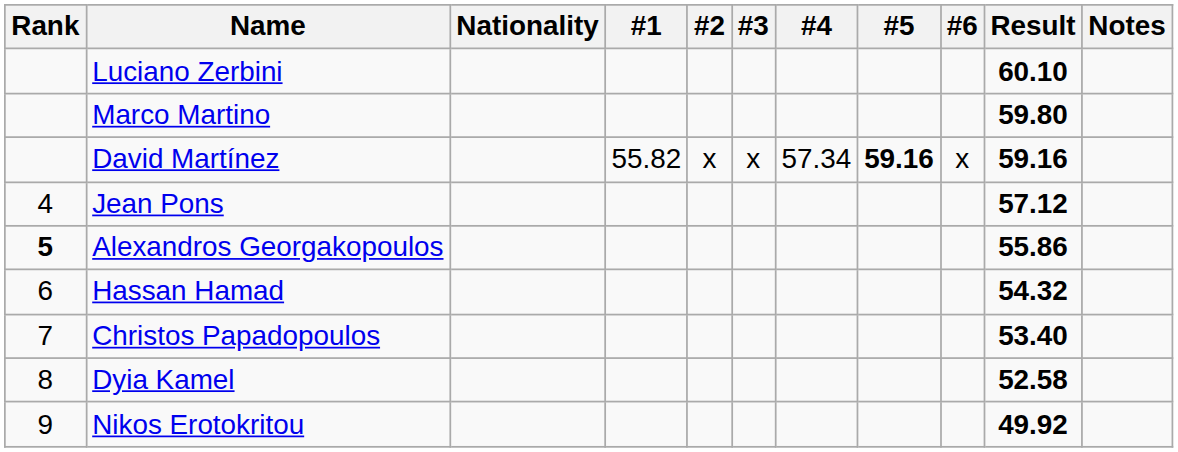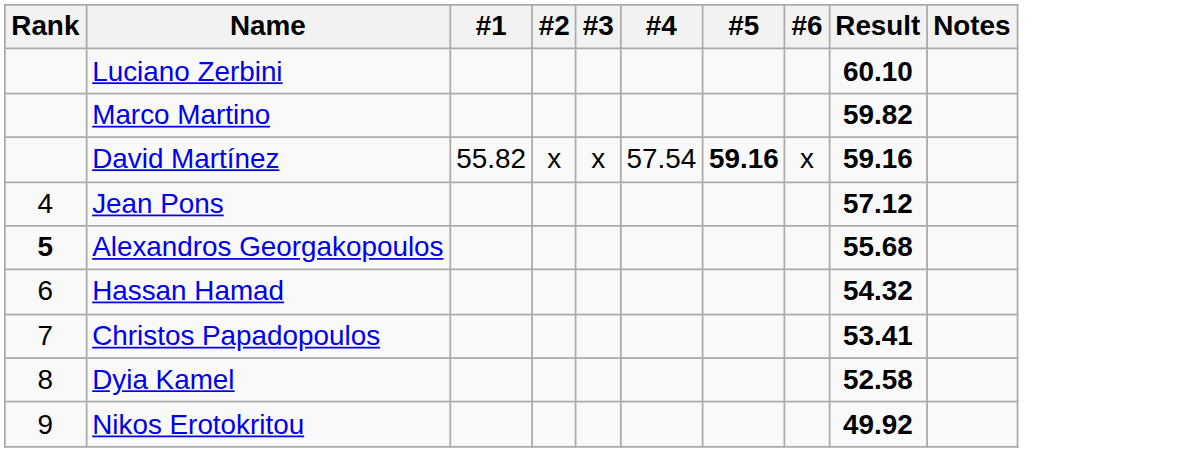- column: (528, 26)
(1033, 114) 59.80 -> (878, 114) 59.82
(816, 159) 57.34 -> (661, 159) 57.54
(1033, 247) 55.86 -> (878, 247) 55.68
(1033, 335) 53.40 -> (878, 335) 53.41
